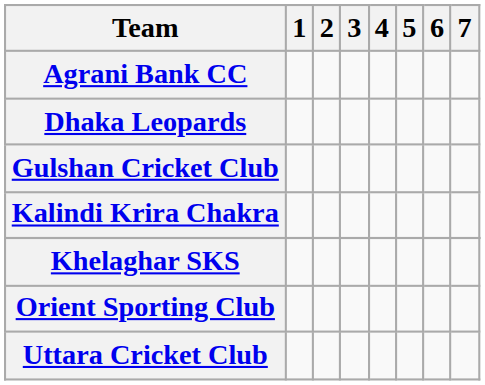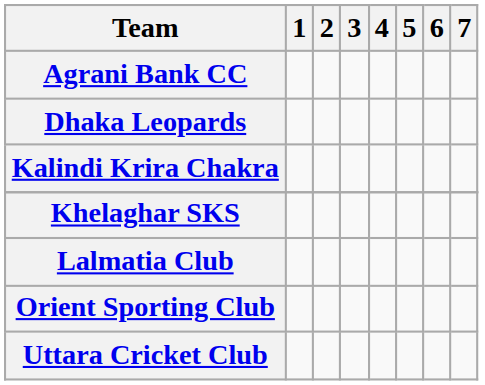- row: (145, 167)
+ row: (145, 260)
